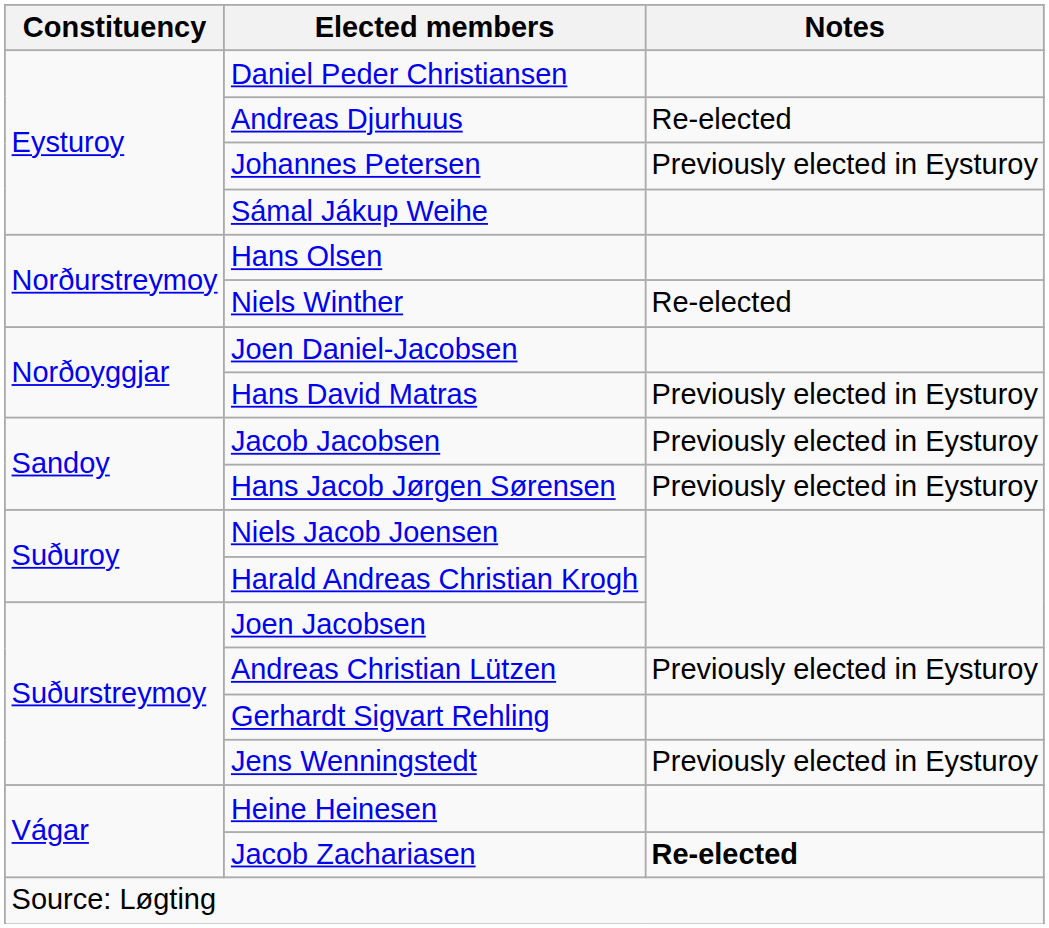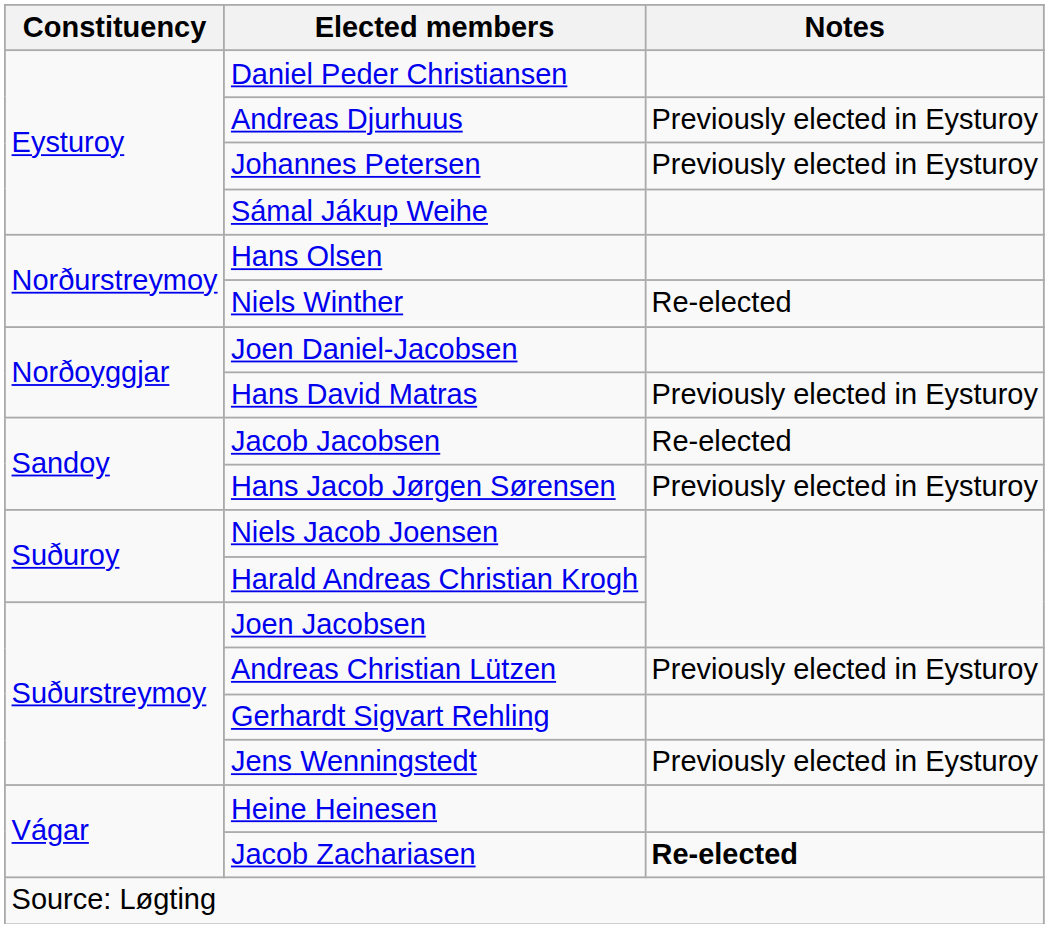(722, 119) Re-elected -> (845, 119) Previously elected in Eysturoy
(845, 440) Previously elected in Eysturoy -> (722, 440) Re-elected
